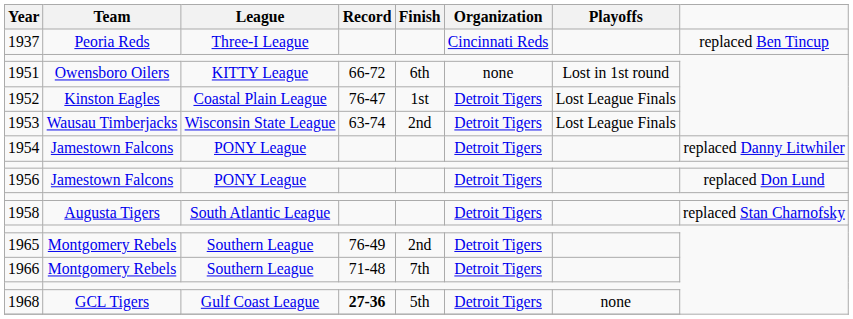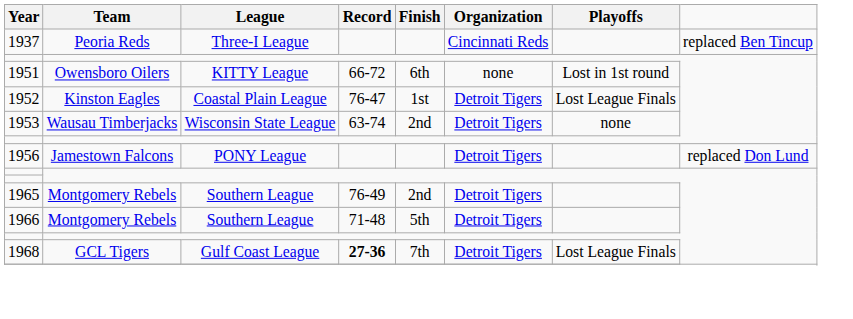(616, 123) Lost League Finals -> (616, 123) none
- row: (24, 148)
- row: (24, 212)
(420, 269) 7th -> (420, 219) 5th
(420, 301) 5th -> (420, 252) 7th
(616, 301) none -> (616, 252) Lost League Finals
